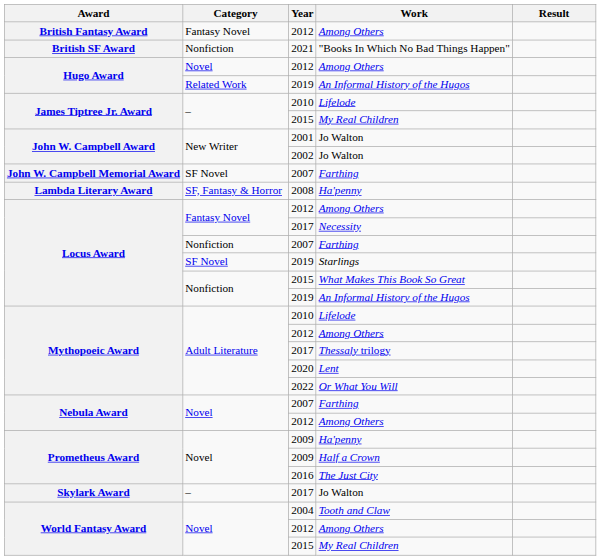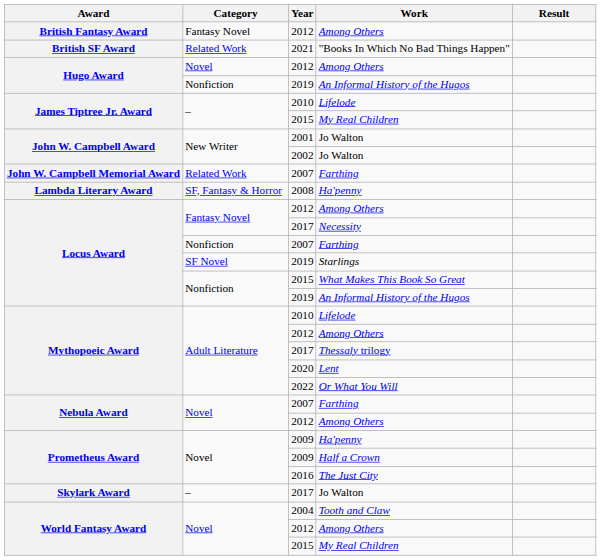(209, 48) Nonfiction -> (216, 48) Related Work
(216, 84) Related Work -> (209, 84) Nonfiction
(207, 173) SF Novel -> (216, 173) Related Work
